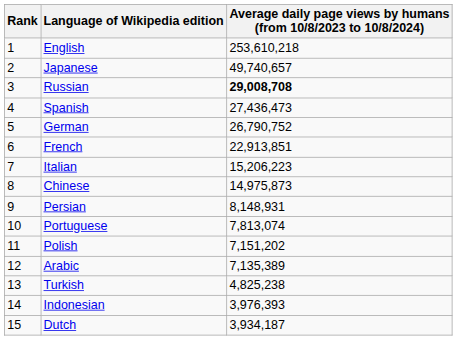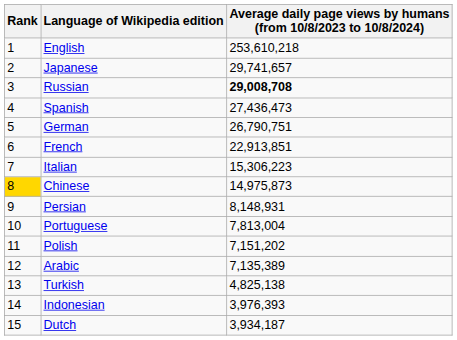(261, 68) 49,740,657 -> (261, 68) 29,741,657
(261, 127) 26,790,752 -> (261, 127) 26,790,751
(261, 166) 15,206,223 -> (261, 166) 15,306,223
(11, 186) no background -> (11, 186) gold background
(257, 226) 7,813,074 -> (257, 226) 7,813,004
(257, 285) 4,825,238 -> (257, 285) 4,825,138
